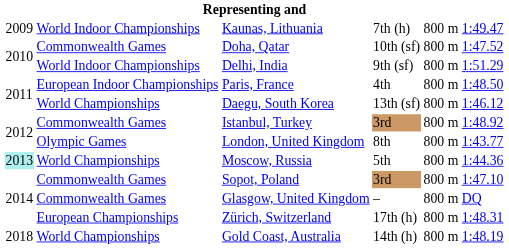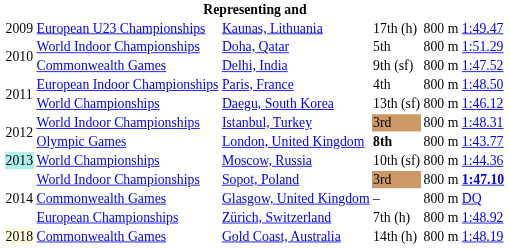(118, 28) World Indoor Championships -> (121, 28) European U23 Championships
(392, 28) 7th (h) -> (395, 28) 17th (h)
(101, 47) Commonwealth Games -> (118, 47) World Indoor Championships
(397, 47) 10th (sf) -> (382, 47) 5th
(483, 47) 1:47.52 -> (483, 47) 1:51.29
(118, 66) World Indoor Championships -> (101, 66) Commonwealth Games
(483, 66) 1:51.29 -> (483, 66) 1:47.52
(101, 122) Commonwealth Games -> (118, 122) World Indoor Championships
(483, 122) 1:48.92 -> (483, 122) 1:48.31
(382, 141) normal -> (383, 141) bold
(382, 160) 5th -> (397, 160) 10th (sf)
(101, 179) Commonwealth Games -> (118, 179) World Indoor Championships
(483, 179) normal -> (483, 179) bold
(395, 217) 17th (h) -> (392, 217) 7th (h)
(483, 217) 1:48.31 -> (483, 217) 1:48.92
(19, 236) no background -> (19, 236) lightyellow background
(98, 236) World Championships -> (101, 236) Commonwealth Games
